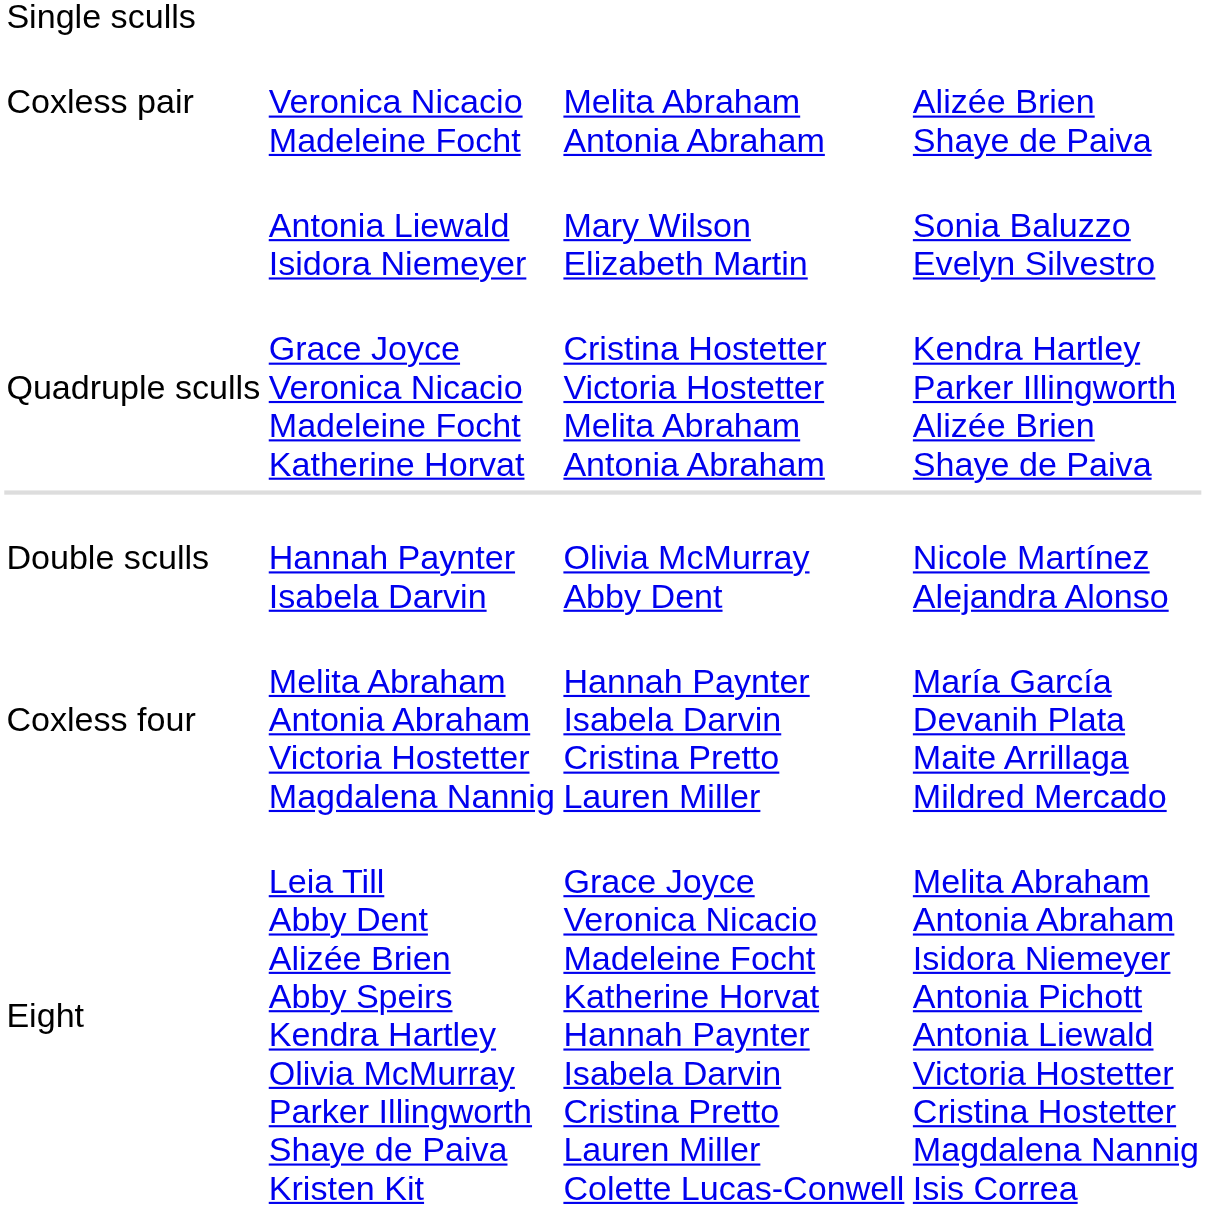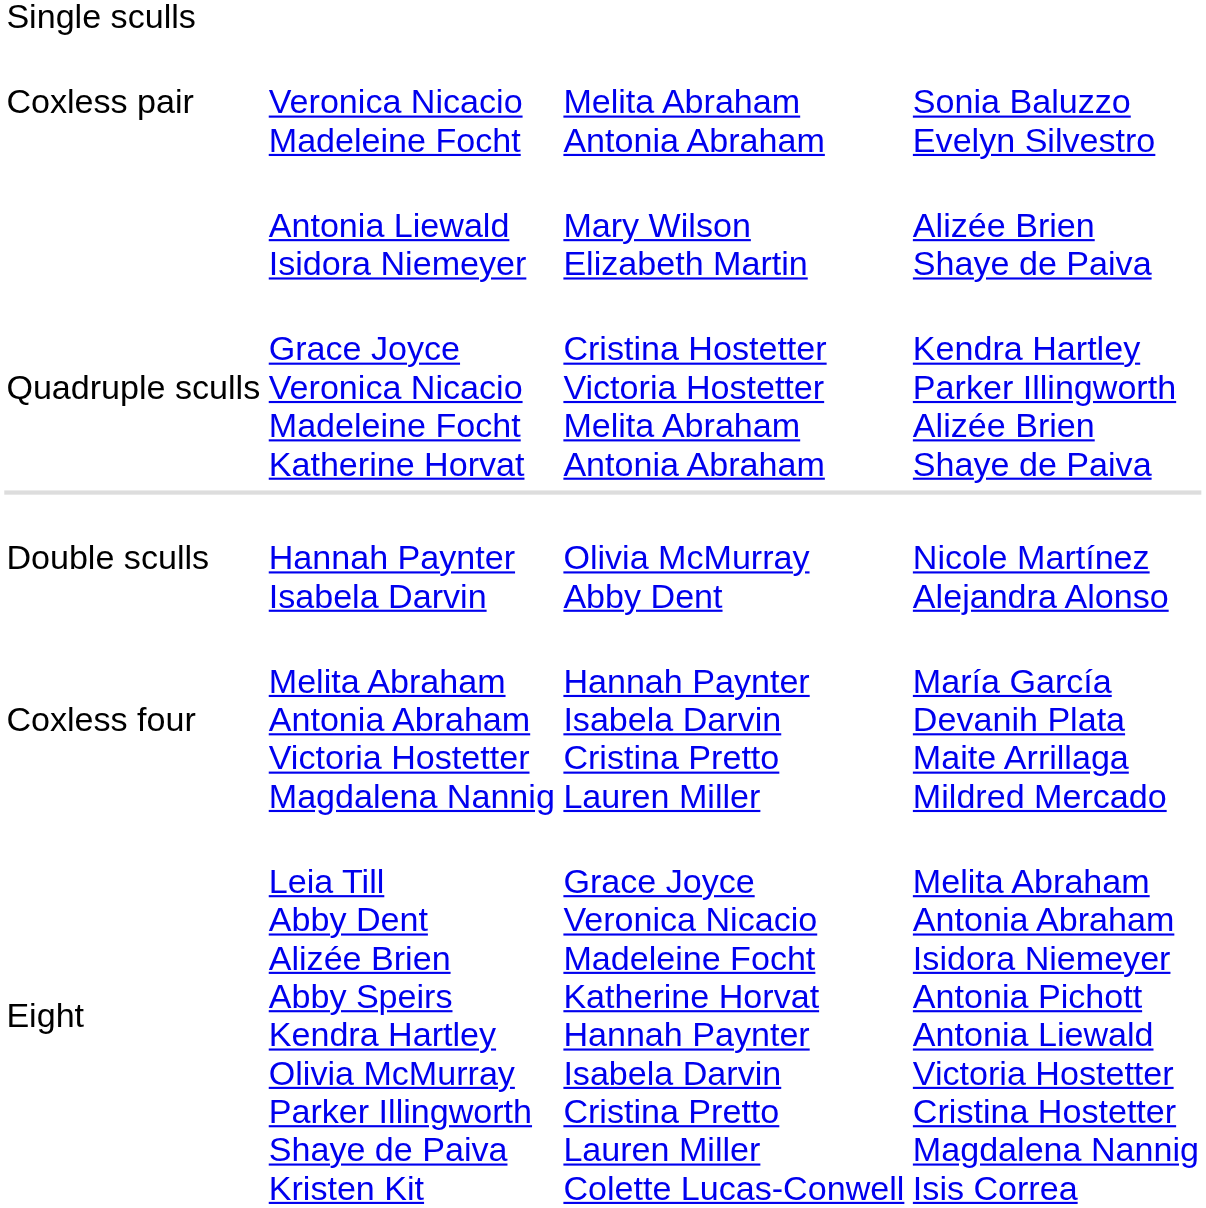(1032, 121) Alizée Brien Shaye de Paiva -> (1034, 121) Sonia Baluzzo Evelyn Silvestro
(1034, 244) Sonia Baluzzo Evelyn Silvestro -> (1032, 244) Alizée Brien Shaye de Paiva
